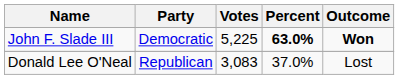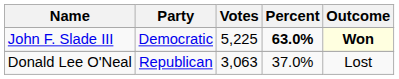(358, 39) no background -> (358, 39) lightyellow background
(239, 62) 3,083 -> (239, 62) 3,063
